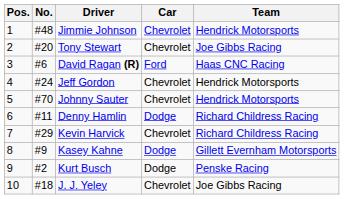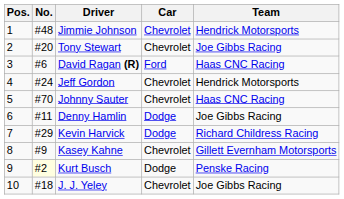(247, 99) Hendrick Motorsports -> (240, 99) Haas CNC Racing
(257, 116) Richard Childress Racing -> (239, 116) Joe Gibbs Racing
(167, 133) Chevrolet -> (160, 133) Dodge
(160, 151) Dodge -> (167, 151) Chevrolet
(41, 168) no background -> (41, 168) lightyellow background
